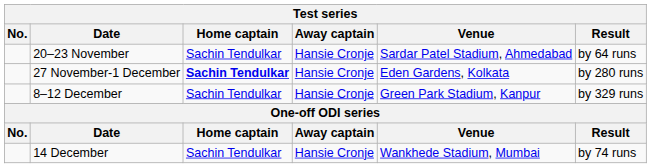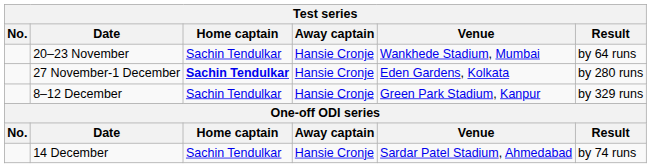(476, 53) Sardar Patel Stadium, Ahmedabad -> (460, 53) Wankhede Stadium, Mumbai
(460, 152) Wankhede Stadium, Mumbai -> (476, 152) Sardar Patel Stadium, Ahmedabad
